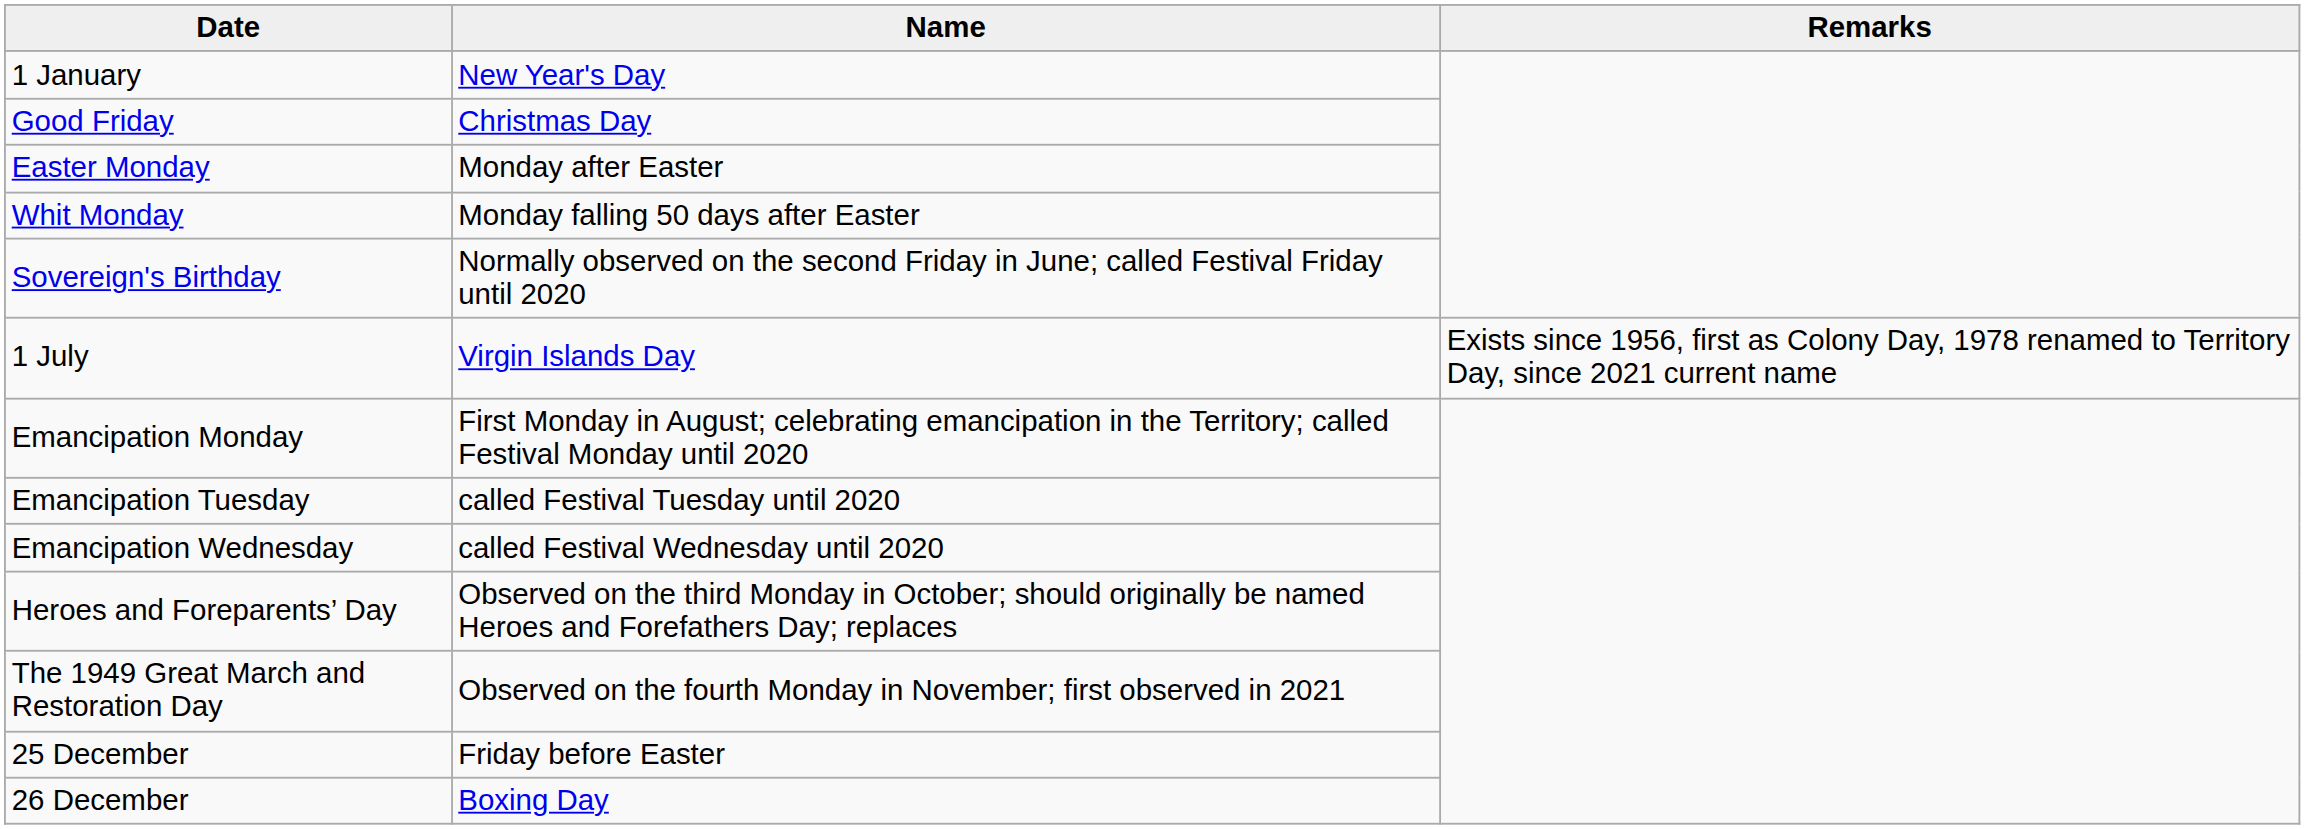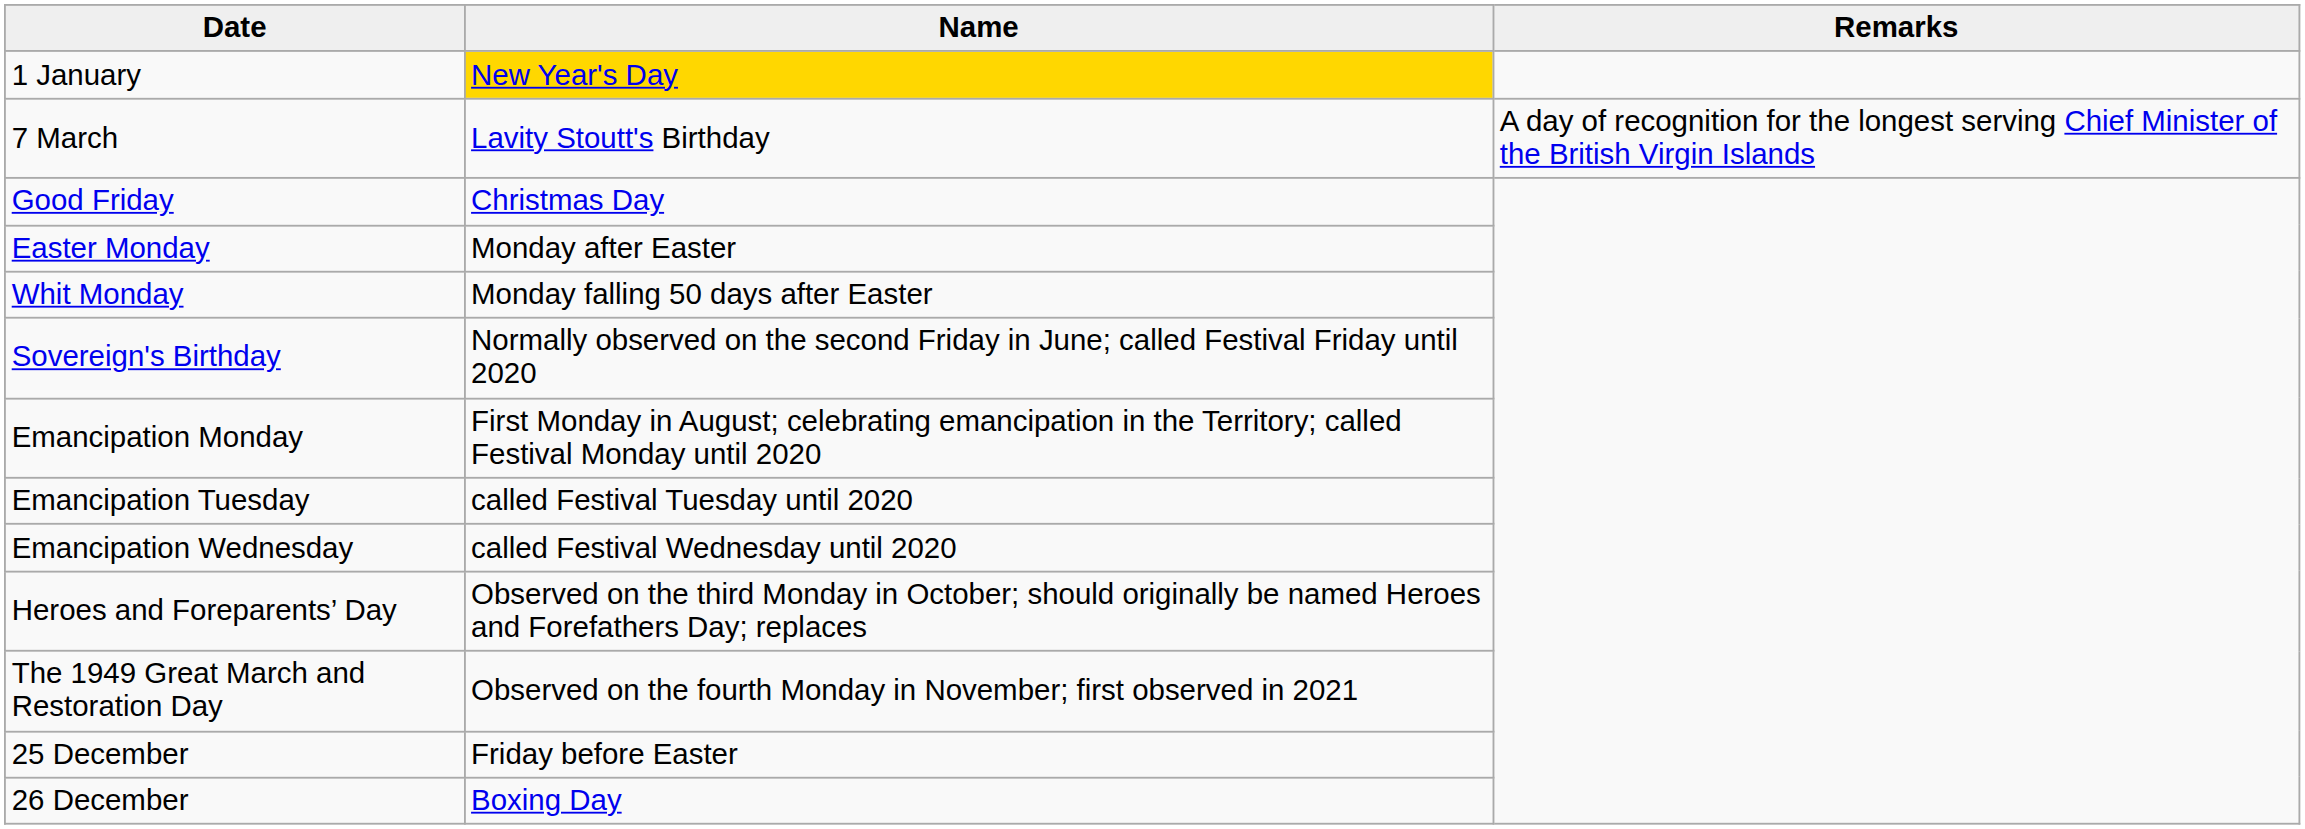(562, 74) no background -> (575, 74) gold background
+ row: (65, 137)
- row: (50, 357)
